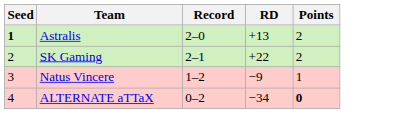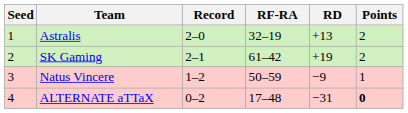+ column: (277, 14)
(11, 35) bold -> (11, 35) normal
(259, 56) +22 -> (322, 56) +19
(259, 98) −34 -> (322, 98) −31
